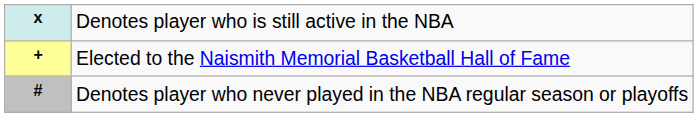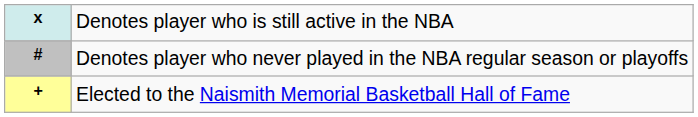rows swapped: (38, 54) <-> (38, 90)
